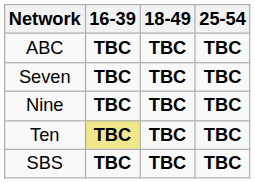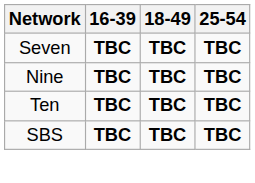- row: (45, 47)
(112, 134) khaki background -> (112, 105) no background
